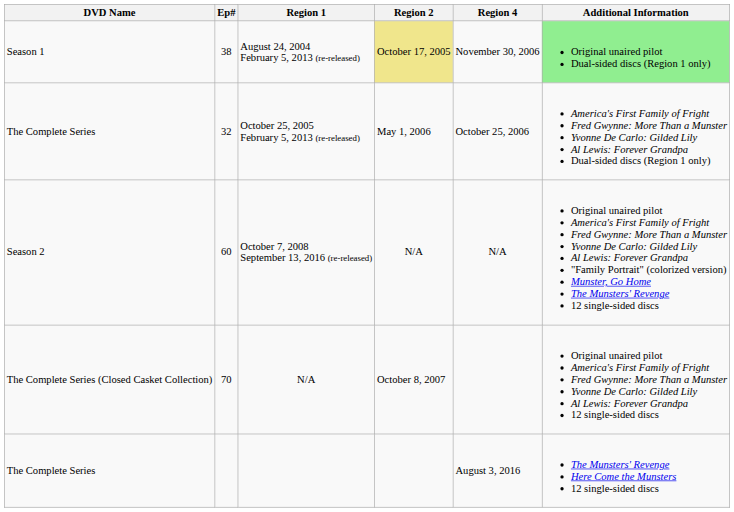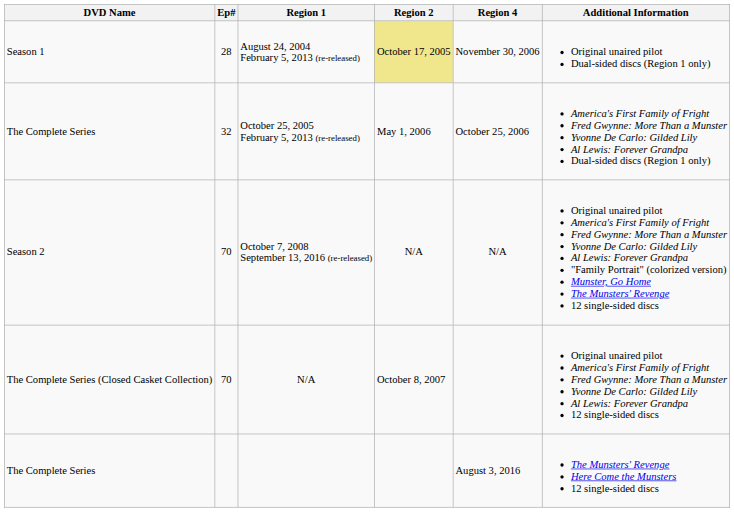(226, 52) 38 -> (226, 52) 28
(636, 58) lightgreen background -> (636, 58) no background
(226, 252) 60 -> (226, 252) 70
